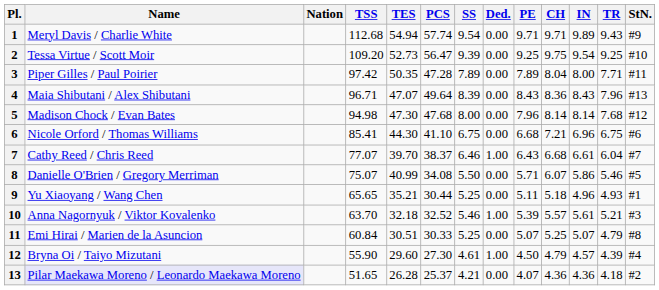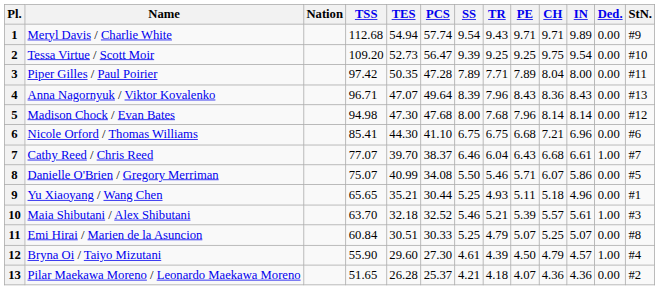columns swapped: (612, 14) <-> (498, 14)
(109, 94) Maia Shibutani / Alex Shibutani -> (121, 94) Anna Nagornyuk / Viktor Kovalenko
(121, 214) Anna Nagornyuk / Viktor Kovalenko -> (109, 214) Maia Shibutani / Alex Shibutani
(164, 275) lavender background -> (164, 275) no background
